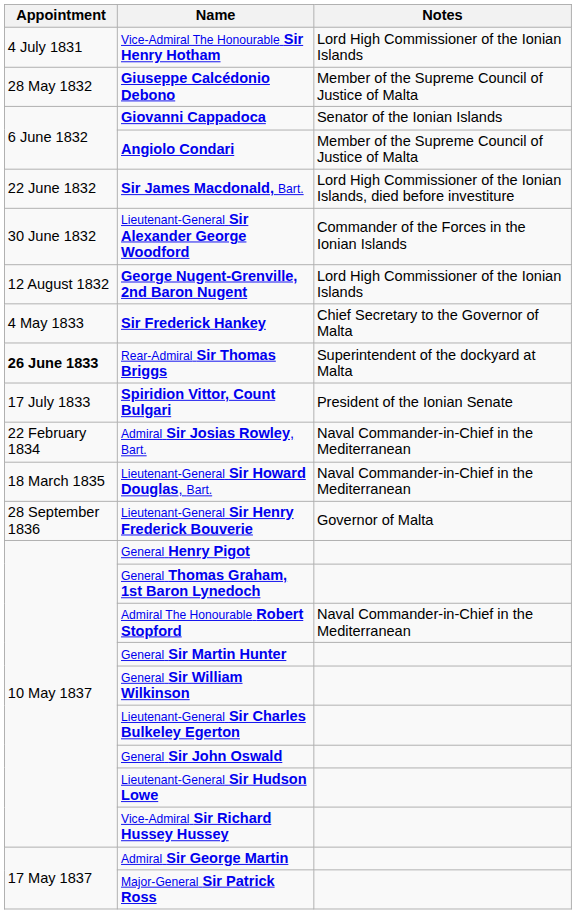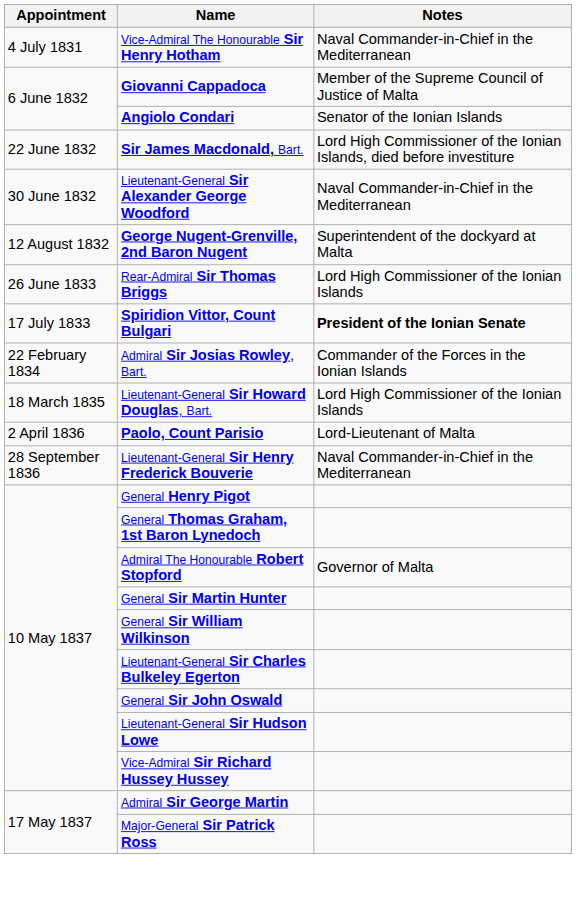(439, 47) Lord High Commissioner of the Ionian Islands -> (425, 47) Naval Commander-in-Chief in the Mediterranean
- row: (195, 86)
(410, 118) Senator of the Ionian Islands -> (430, 86) Member of the Supreme Council of Justice of Malta
(430, 149) Member of the Supreme Council of Justice of Malta -> (410, 118) Senator of the Ionian Islands
(421, 236) Commander of the Forces in the Ionian Islands -> (425, 197) Naval Commander-in-Chief in the Mediterranean
(439, 284) Lord High Commissioner of the Ionian Islands -> (426, 244) Superintendent of the dockyard at Malta
- row: (193, 323)
(53, 363) bold -> (52, 284) normal
(426, 363) Superintendent of the dockyard at Malta -> (439, 284) Lord High Commissioner of the Ionian Islands
(415, 402) normal -> (421, 323) bold
(425, 442) Naval Commander-in-Chief in the Mediterranean -> (421, 363) Commander of the Forces in the Ionian Islands
(425, 481) Naval Commander-in-Chief in the Mediterranean -> (439, 402) Lord High Commissioner of the Ionian Islands
+ row: (192, 433)
(375, 520) Governor of Malta -> (425, 465) Naval Commander-in-Chief in the Mediterranean
(425, 623) Naval Commander-in-Chief in the Mediterranean -> (375, 567) Governor of Malta
